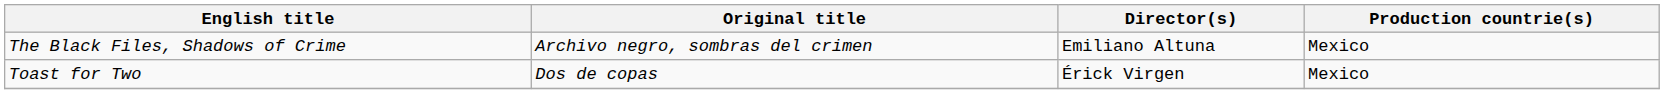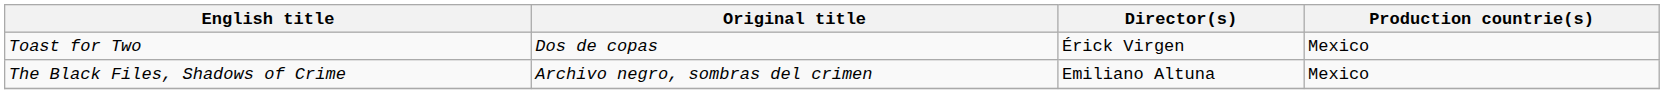rows swapped: (177, 46) <-> (75, 74)
